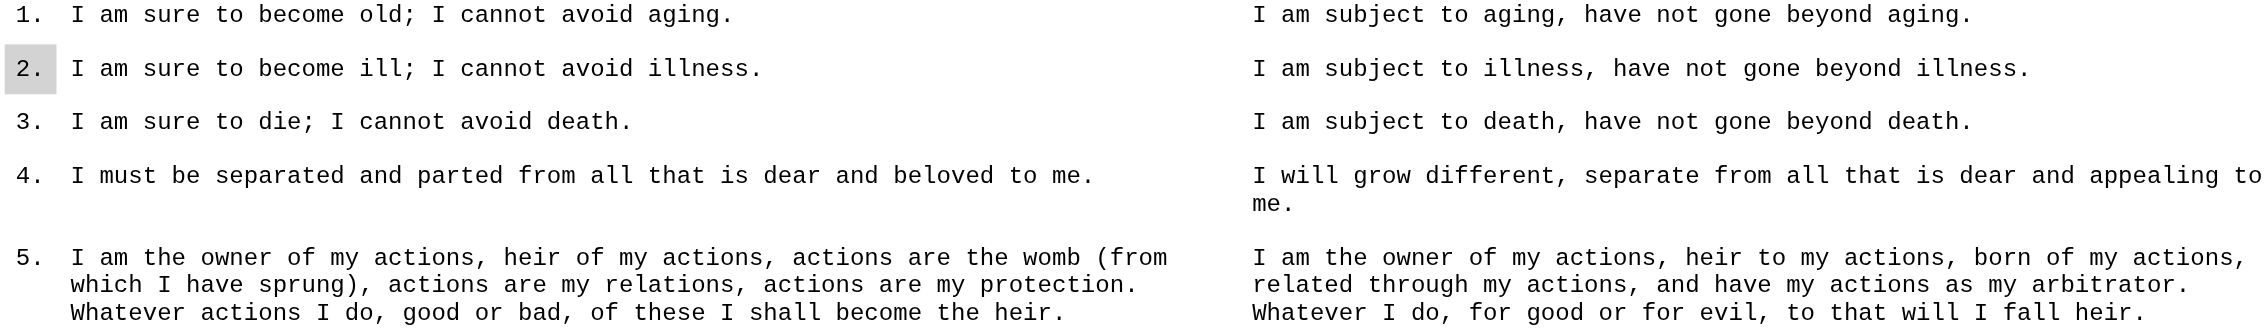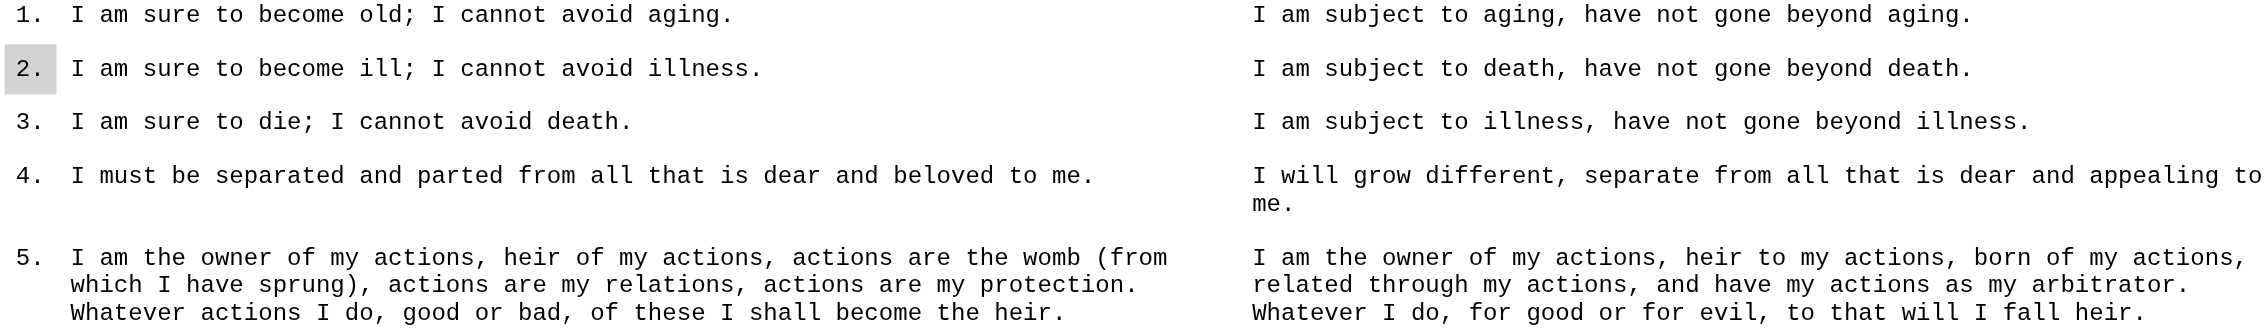(1642, 69) I am subject to illness, have not gone beyond illness. -> (1613, 69) I am subject to death, have not gone beyond death.
(1613, 123) I am subject to death, have not gone beyond death. -> (1642, 123) I am subject to illness, have not gone beyond illness.
